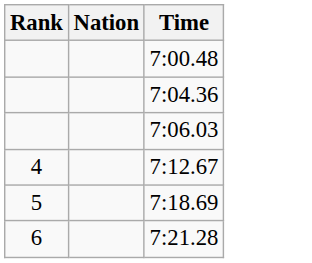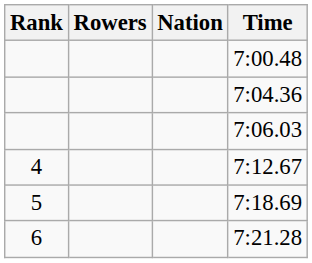+ column: (110, 22)
